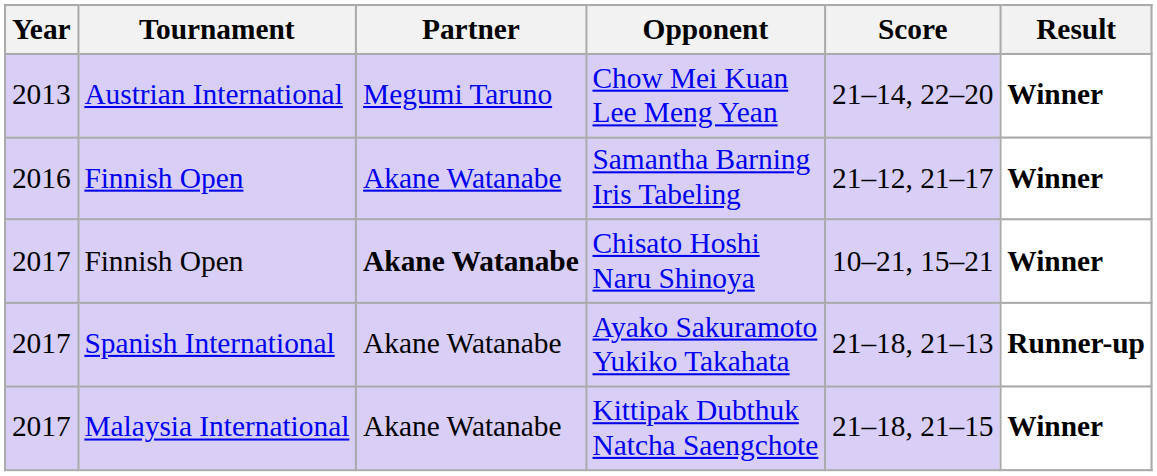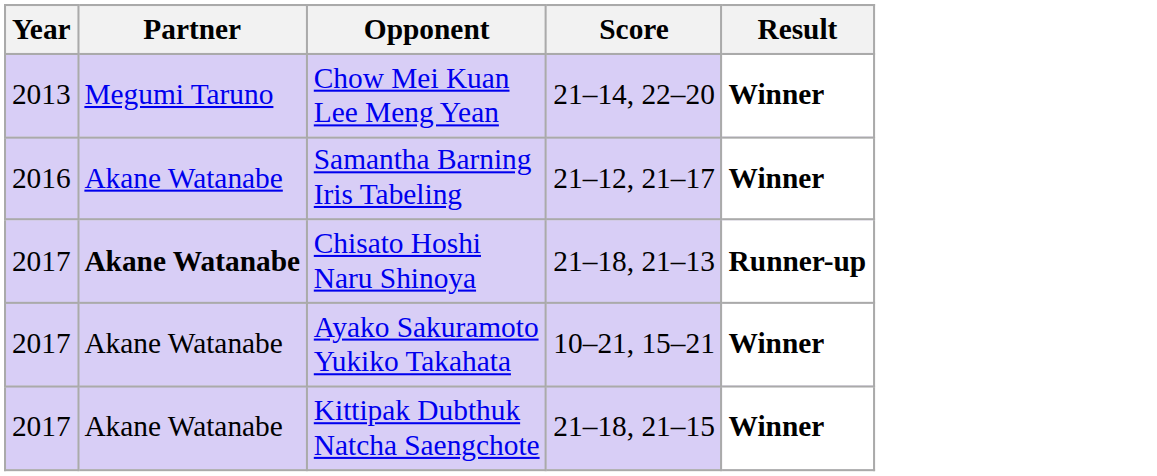- column: (217, 29)
(913, 261) 10–21, 15–21 -> (634, 261) 21–18, 21–13
(1055, 261) Winner -> (797, 261) Runner-up
(913, 344) 21–18, 21–13 -> (634, 344) 10–21, 15–21
(1076, 344) Runner-up -> (776, 344) Winner
